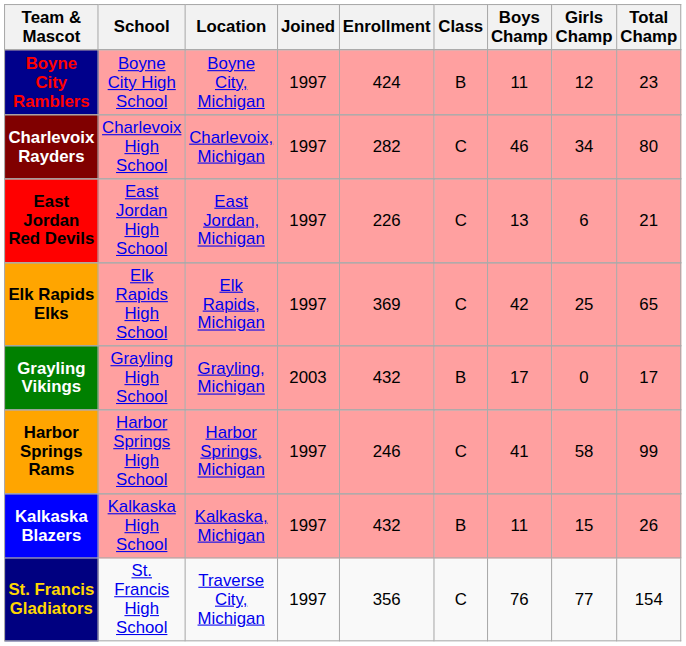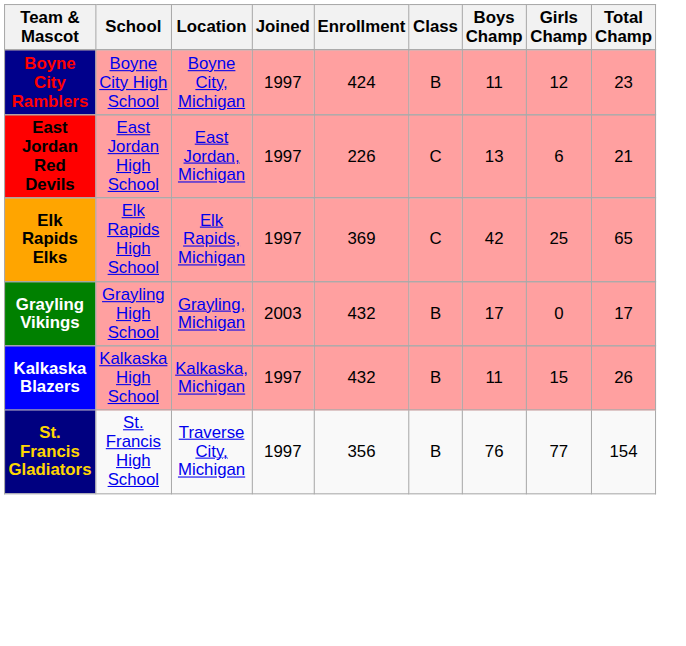- row: (51, 146)
- row: (51, 451)
(461, 599) C -> (436, 451) B
